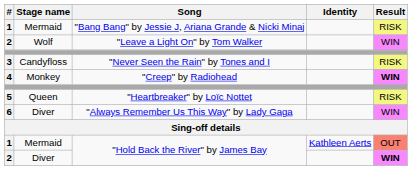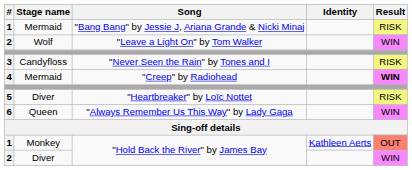(43, 77) Monkey -> (43, 77) Mermaid
(43, 97) Queen -> (43, 97) Diver
(43, 112) Diver -> (43, 112) Queen
(43, 142) Mermaid -> (43, 142) Monkey
(390, 157) bold -> (390, 157) normal
